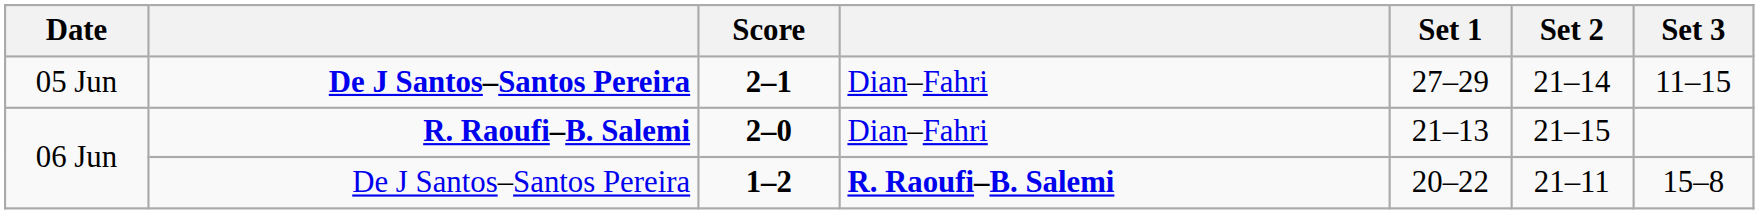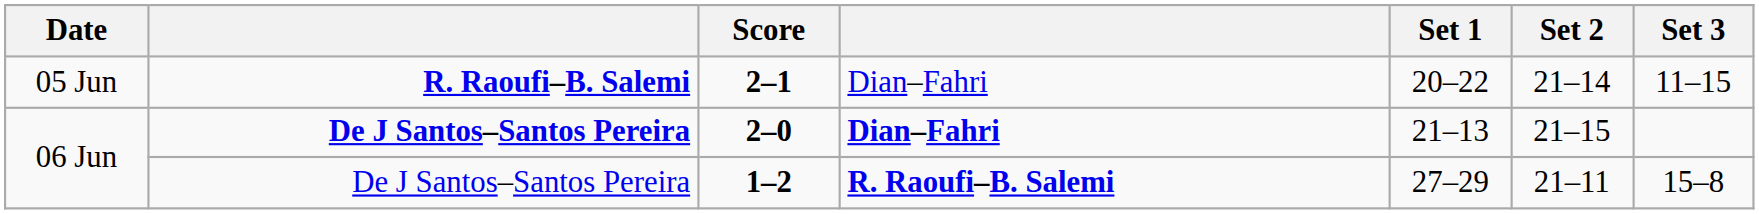(509, 81) De J Santos–Santos Pereira -> (557, 81) R. Raoufi–B. Salemi
(1450, 81) 27–29 -> (1450, 81) 20–22
(557, 131) R. Raoufi–B. Salemi -> (509, 131) De J Santos–Santos Pereira
(918, 131) normal -> (924, 131) bold
(1450, 182) 20–22 -> (1450, 182) 27–29
